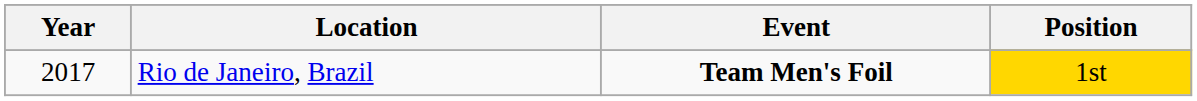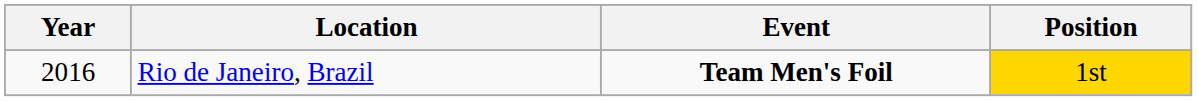(68, 71) 2017 -> (68, 71) 2016
